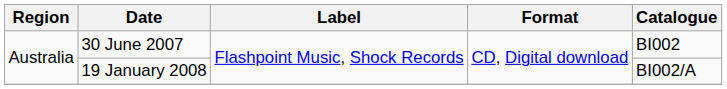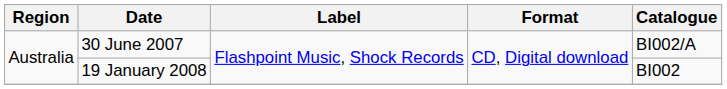(658, 44) BI002 -> (666, 44) BI002/A
(666, 71) BI002/A -> (658, 71) BI002
